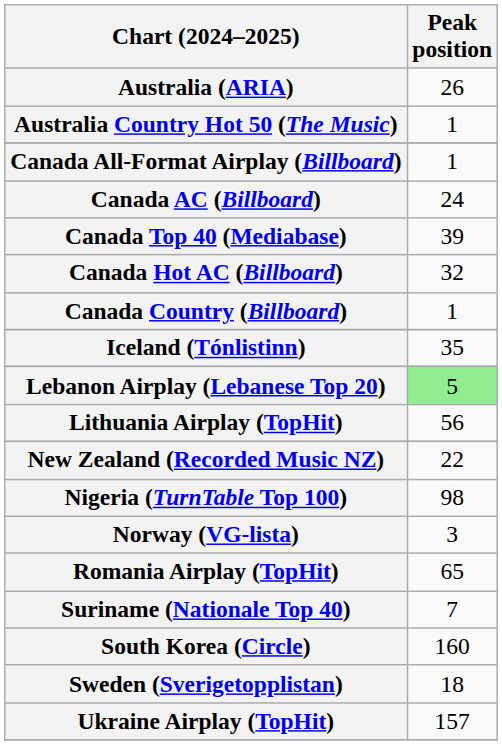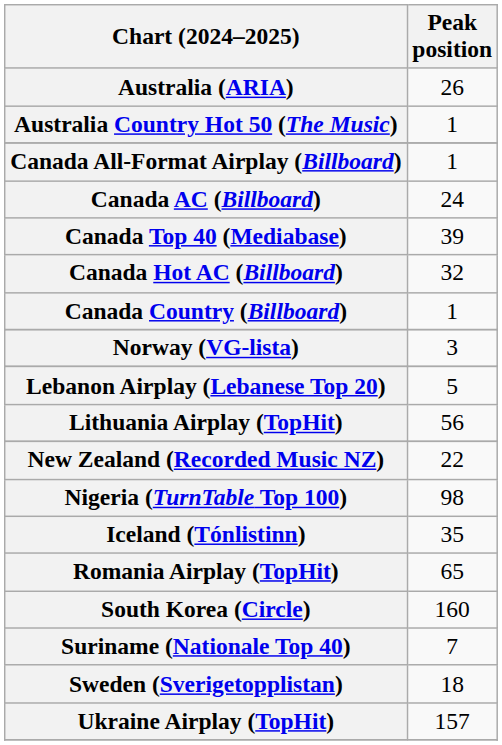rows swapped: (206, 348) <-> (206, 534)
(452, 385) lightgreen background -> (452, 385) no background
rows swapped: (206, 646) <-> (206, 609)
